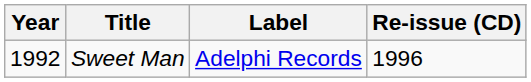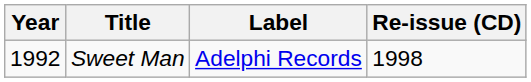(398, 58) 1996 -> (398, 58) 1998
